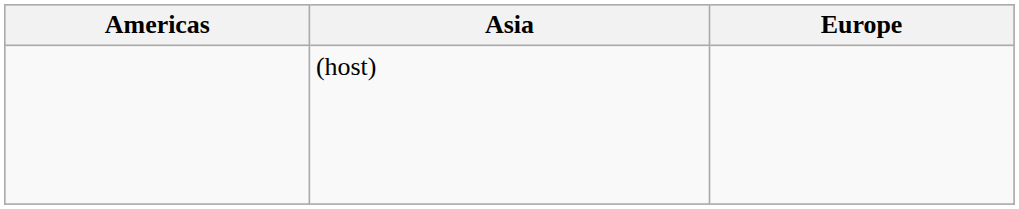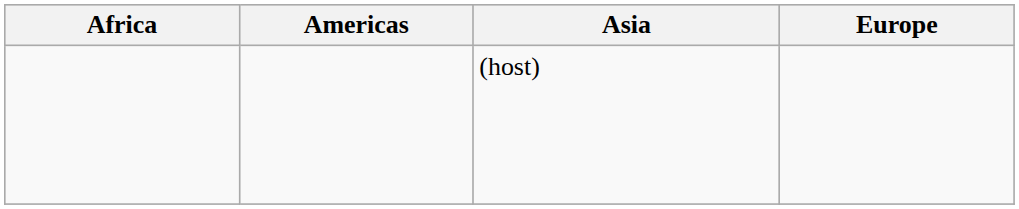+ column: (122, 25)
